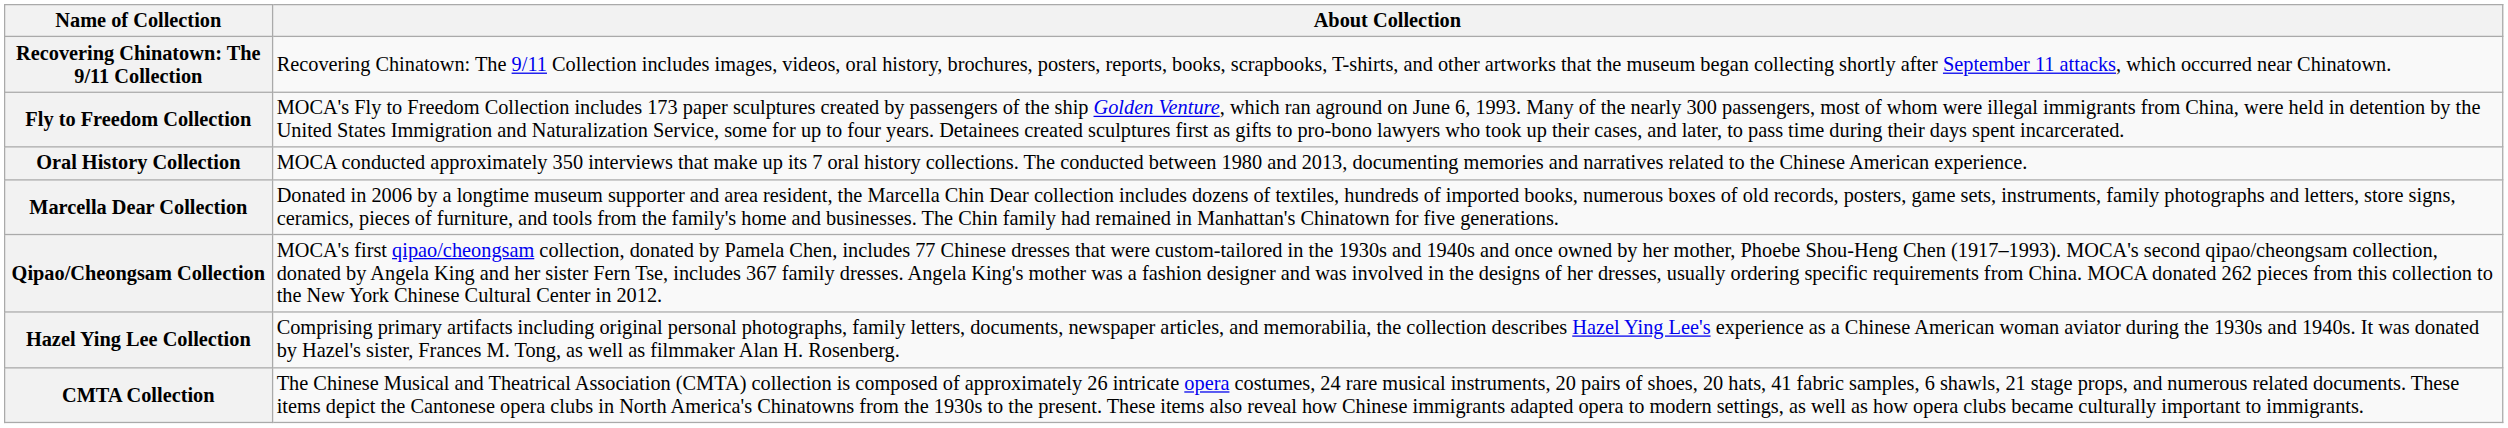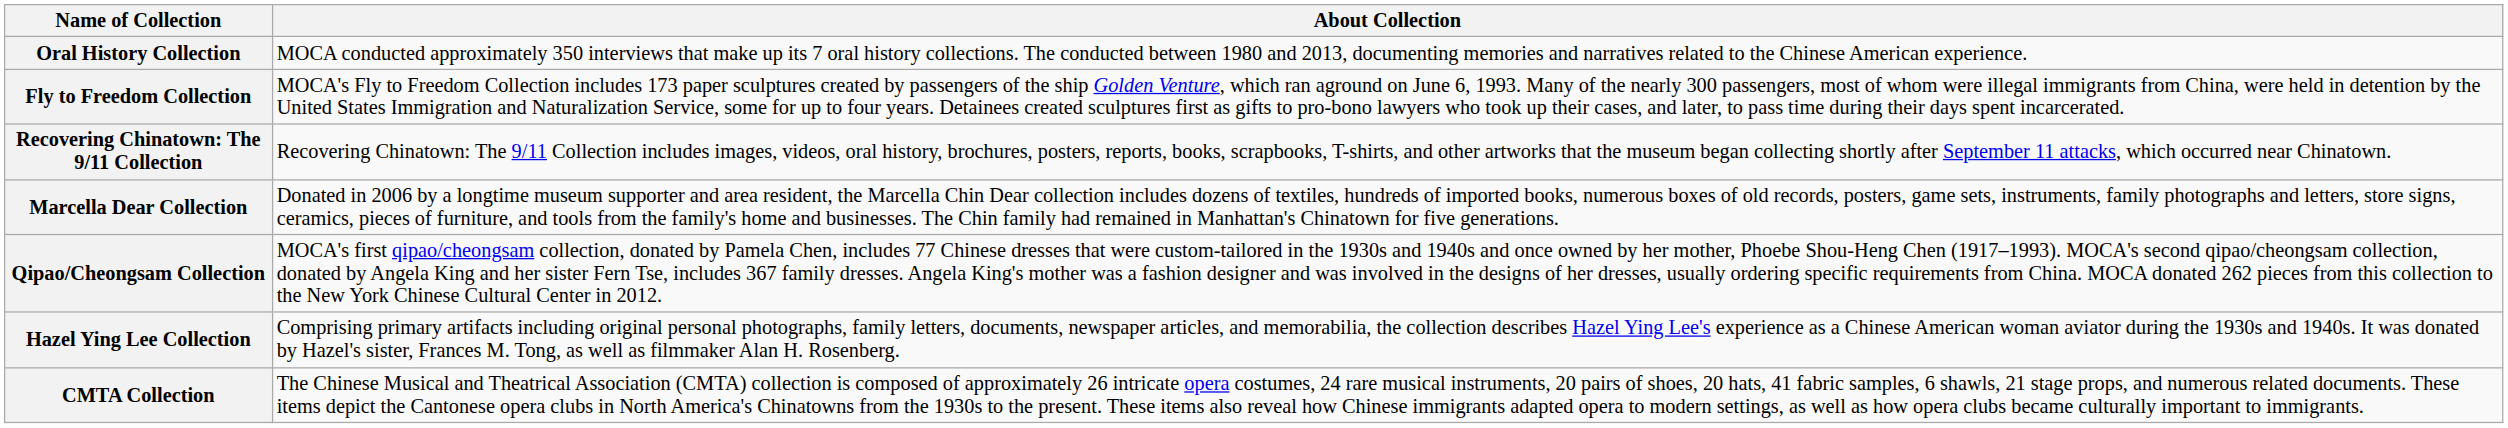rows swapped: (138, 64) <-> (138, 163)
